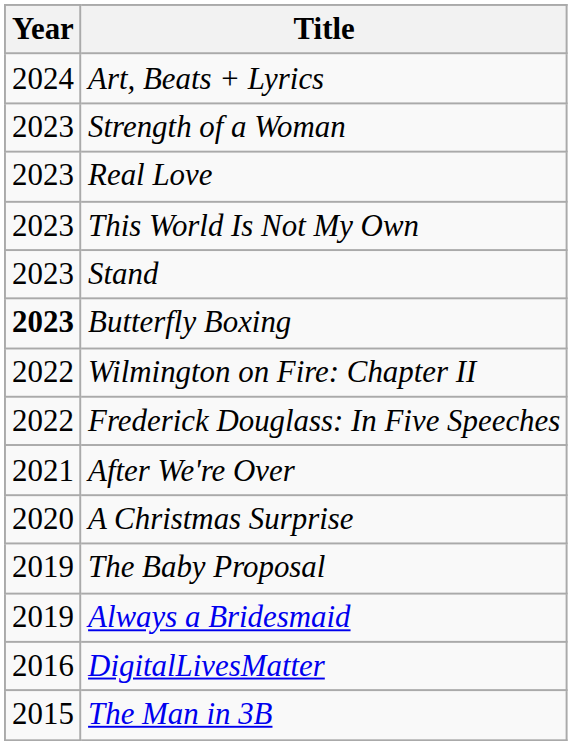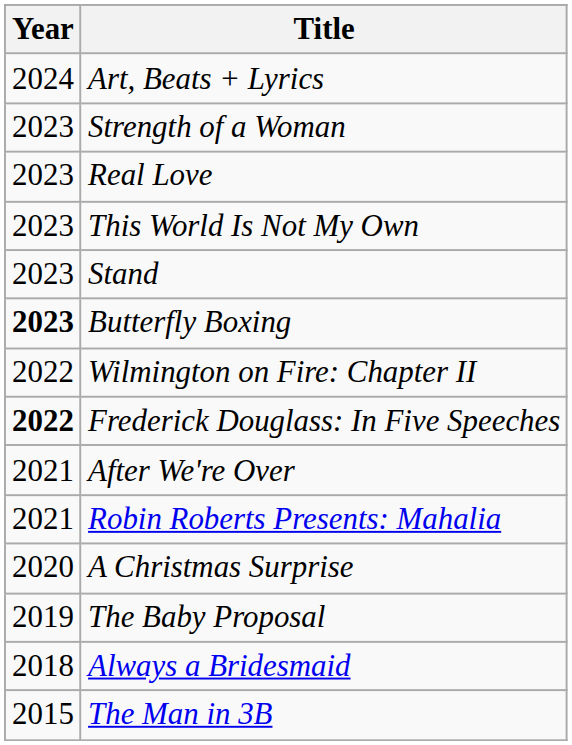(43, 420) normal -> (43, 420) bold
+ row: (295, 518)
(43, 616) 2019 -> (43, 665) 2018
- row: (206, 665)
